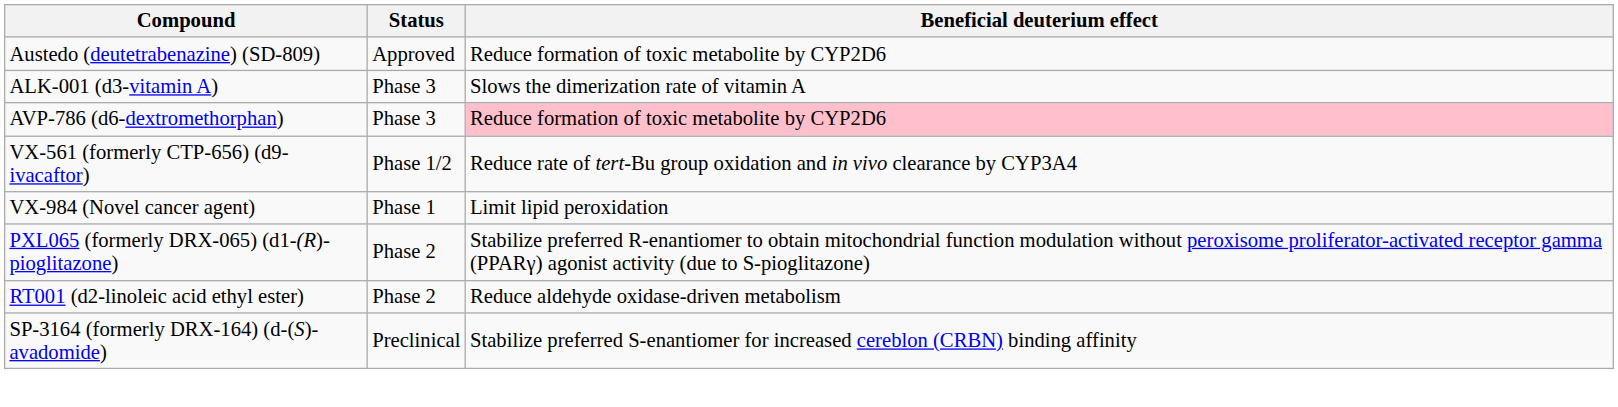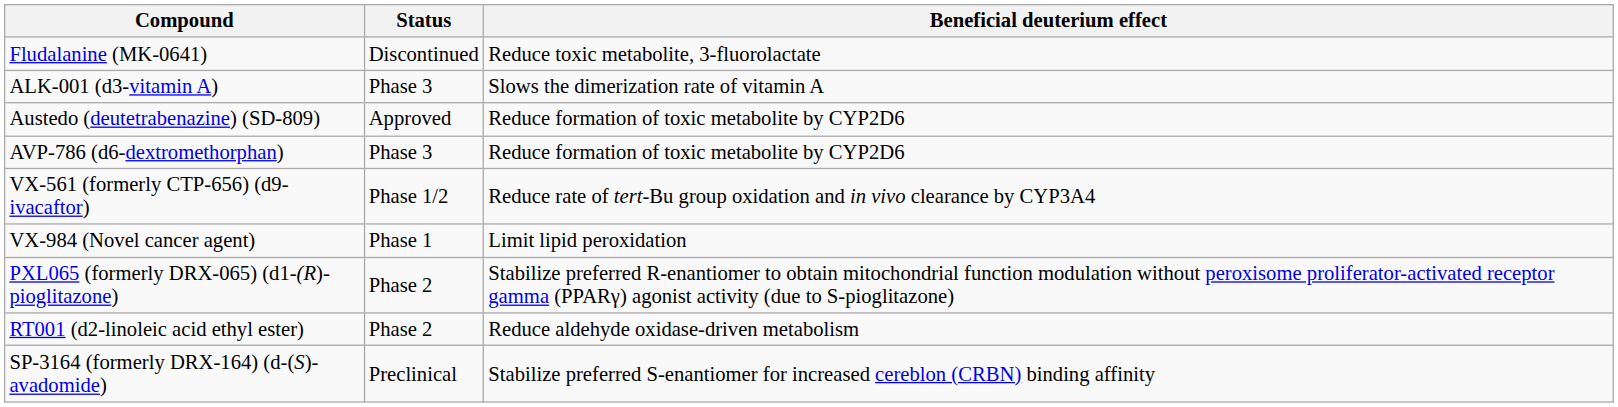+ row: (108, 53)
rows swapped: (165, 53) <-> (114, 86)
(678, 119) pink background -> (696, 151) no background
